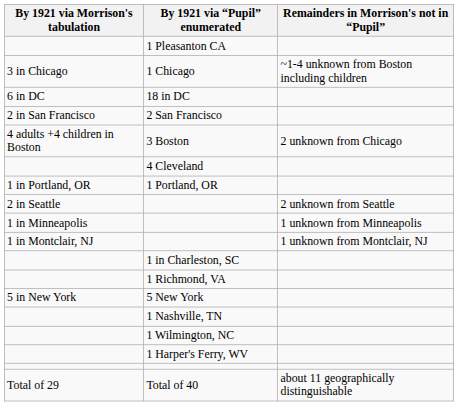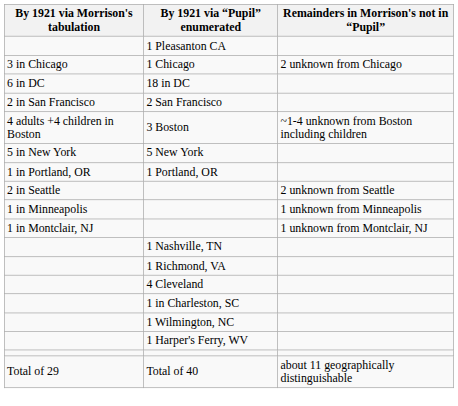(346, 71) ~1-4 unknown from Boston including children -> (341, 64) 2 unknown from Chicago
(341, 141) 2 unknown from Chicago -> (346, 127) ~1-4 unknown from Boston including children
rows swapped: (42, 297) <-> (74, 166)
rows swapped: (74, 260) <-> (74, 317)
